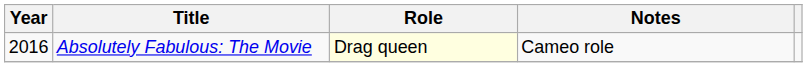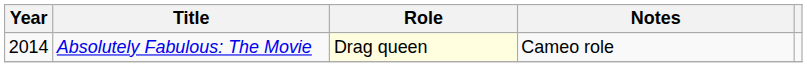(29, 47) 2016 -> (29, 47) 2014
